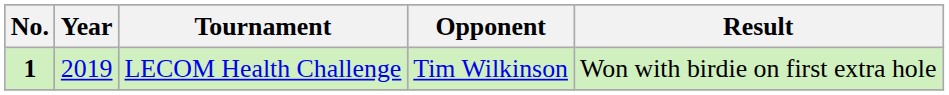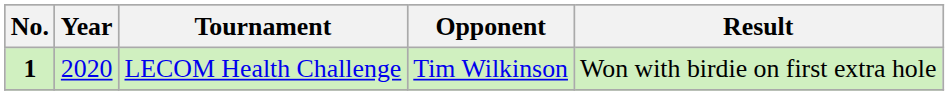(87, 68) 2019 -> (87, 68) 2020
